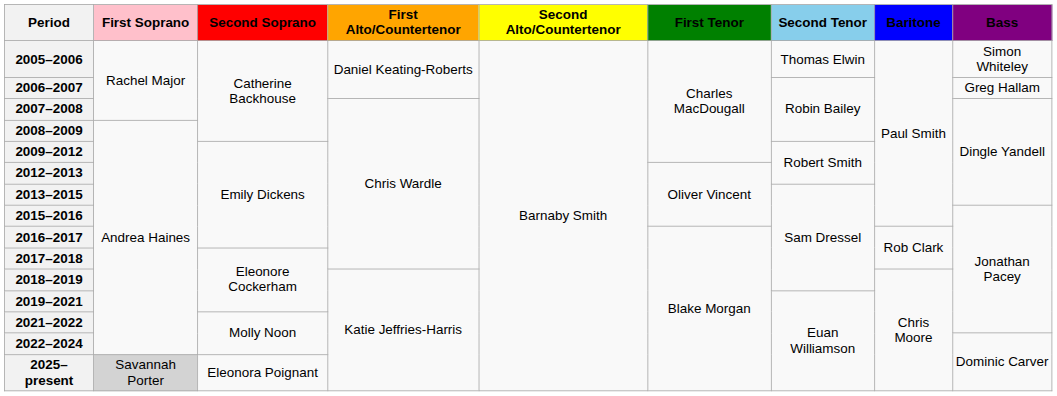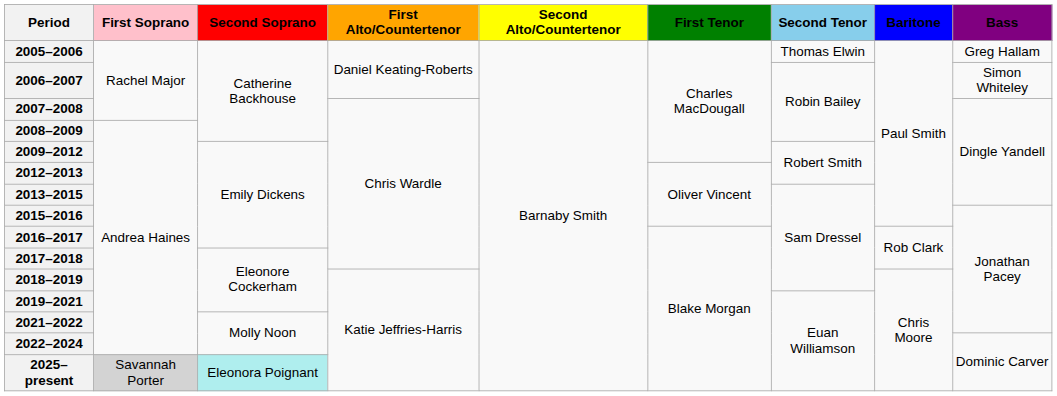(1002, 59) Simon Whiteley -> (1002, 51) Greg Hallam
(1002, 88) Greg Hallam -> (1002, 80) Simon Whiteley
(263, 372) no background -> (263, 372) paleturquoise background
